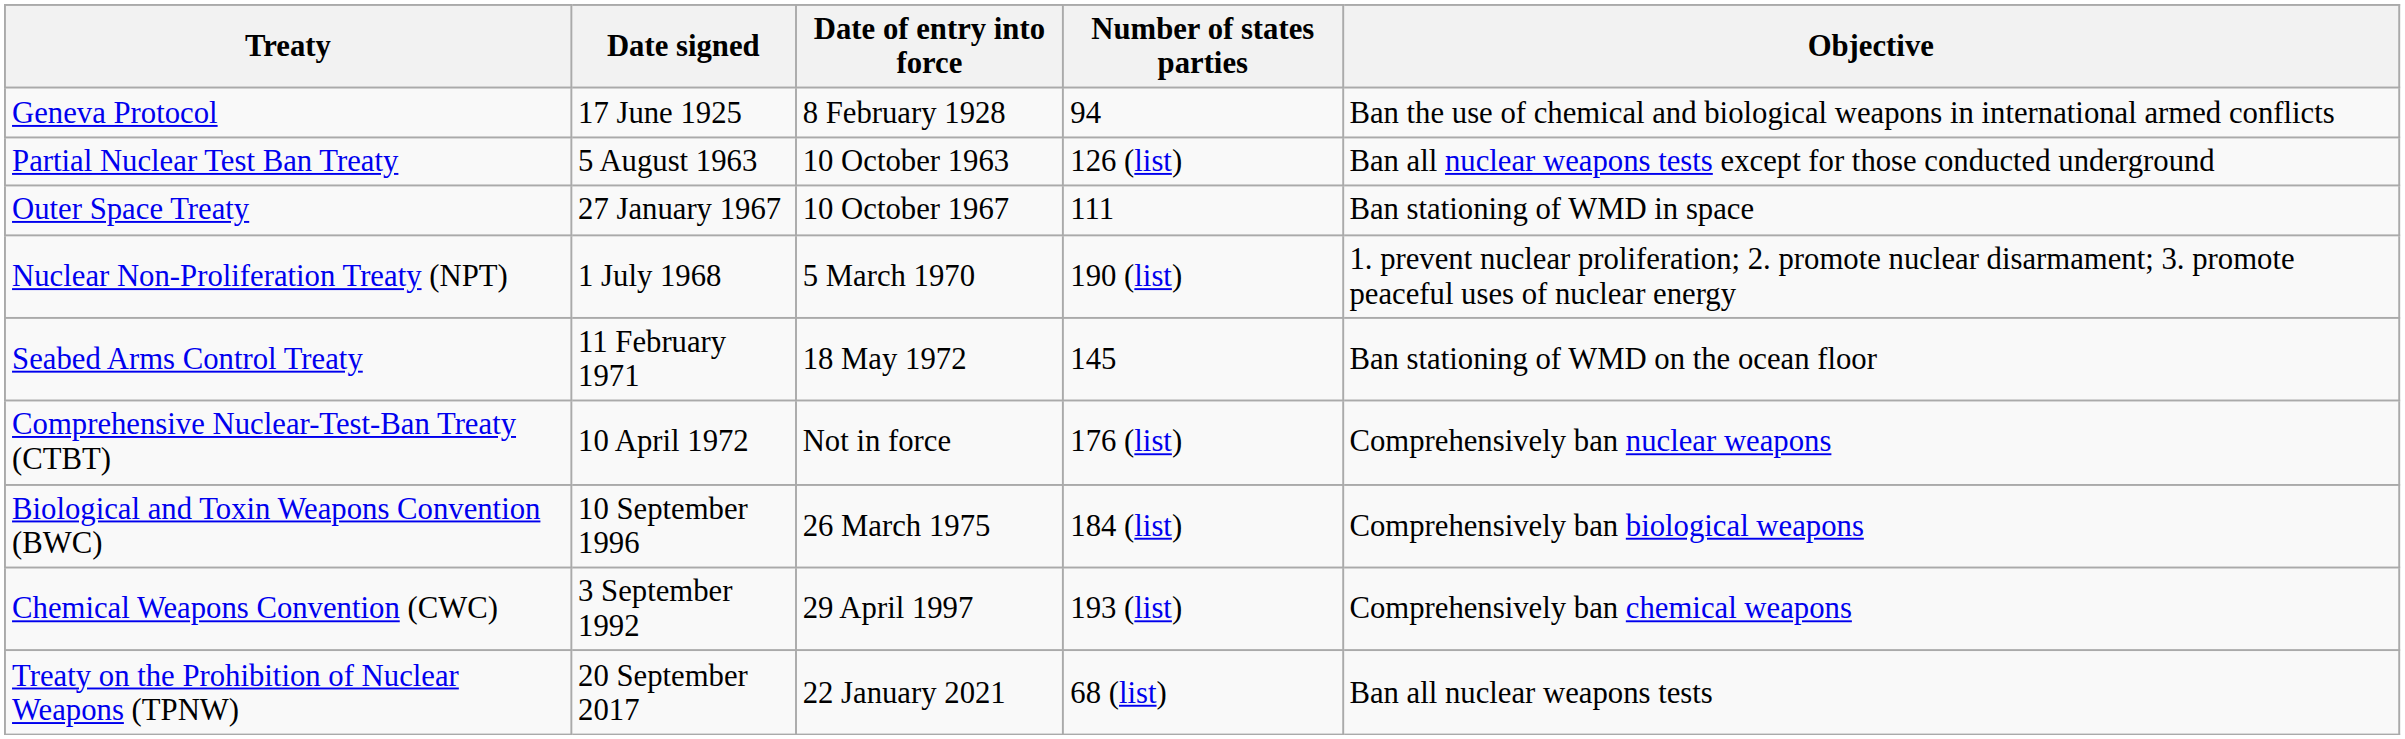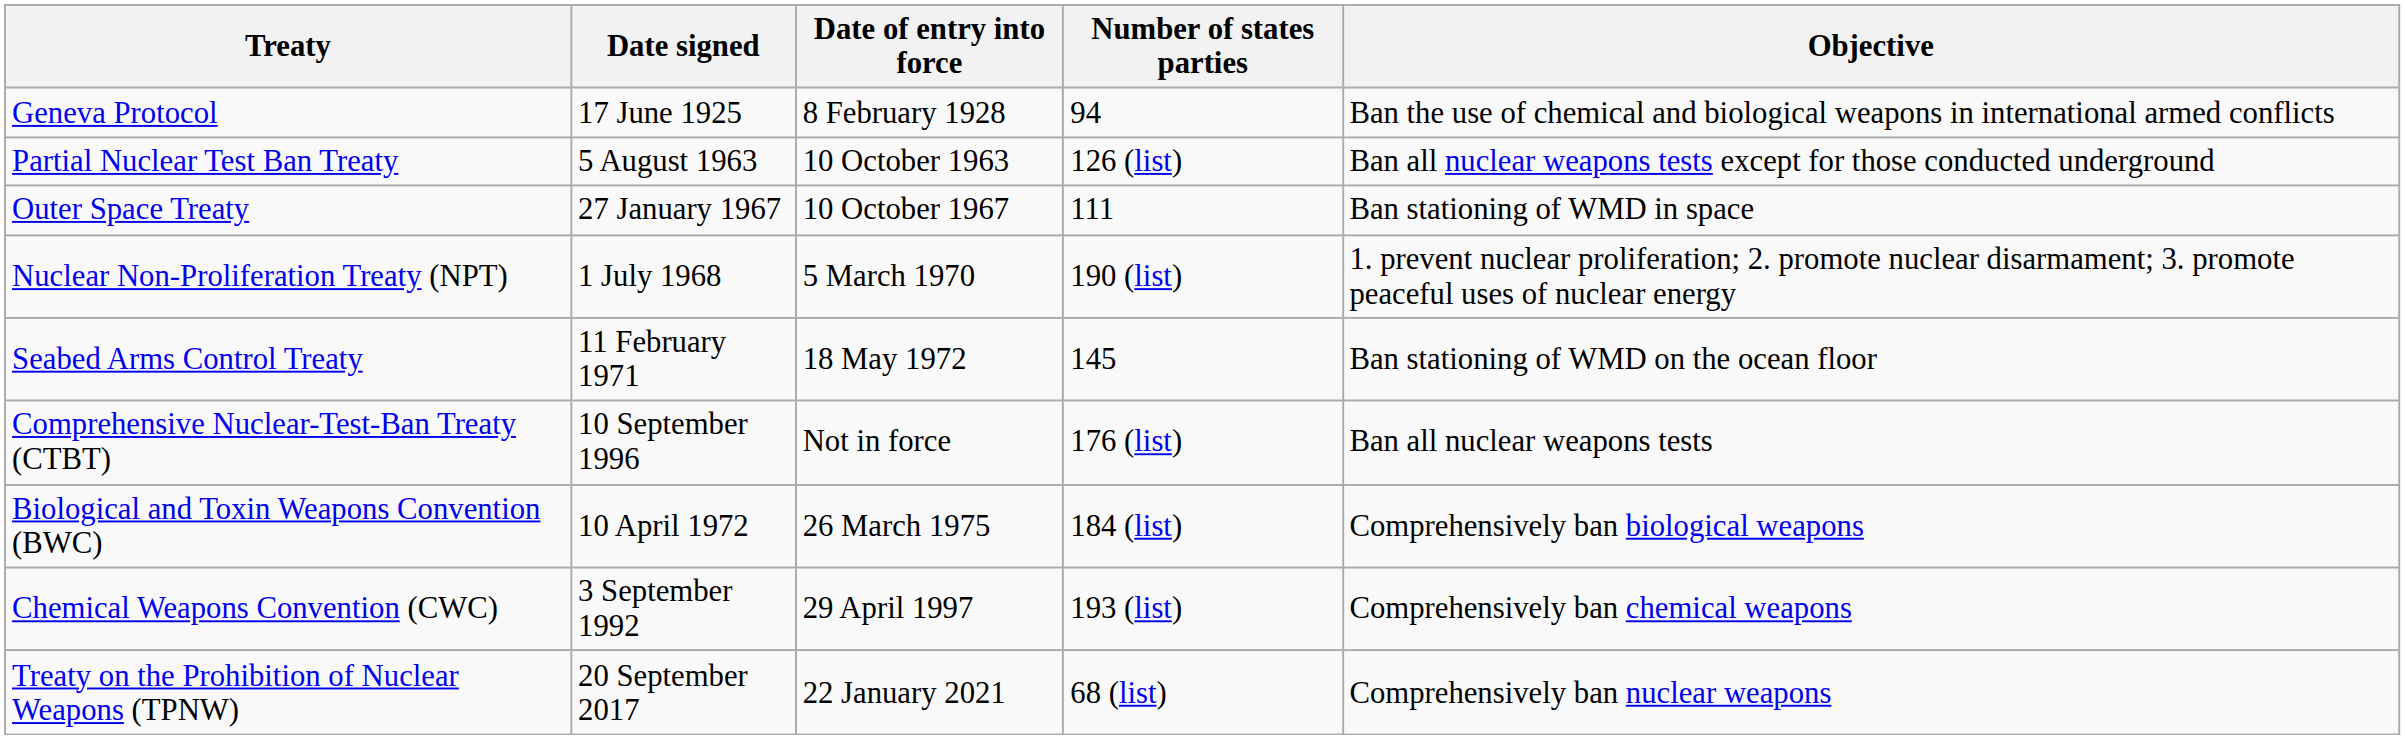(663, 442) 10 April 1972 -> (663, 442) 10 September 1996
(1590, 442) Comprehensively ban nuclear weapons -> (1531, 442) Ban all nuclear weapons tests
(663, 525) 10 September 1996 -> (663, 525) 10 April 1972
(1531, 691) Ban all nuclear weapons tests -> (1590, 691) Comprehensively ban nuclear weapons
